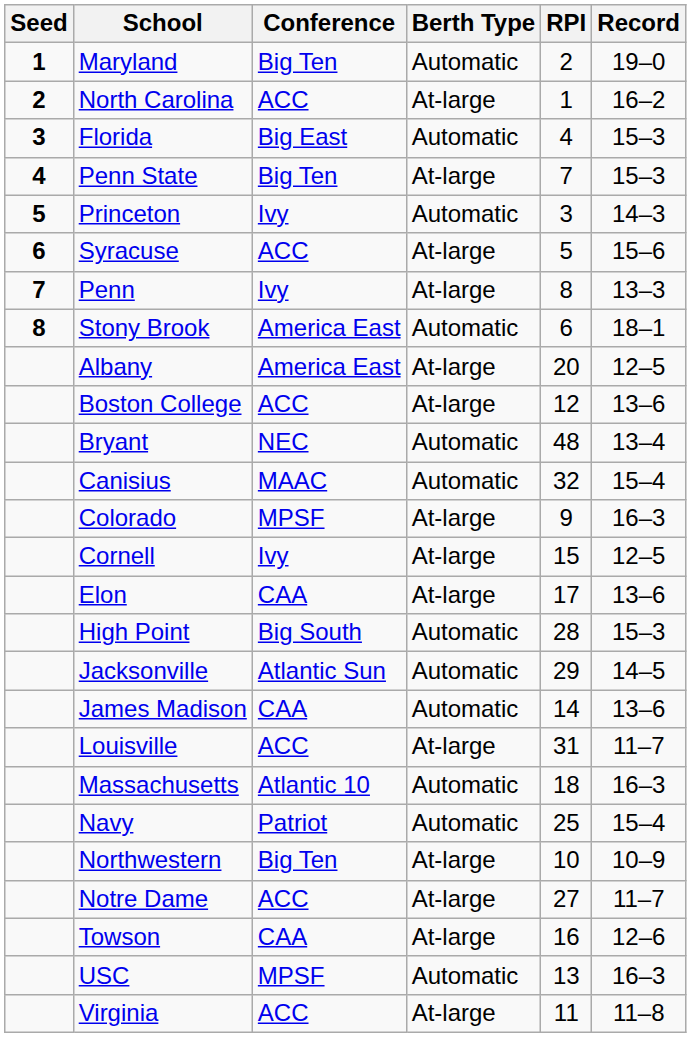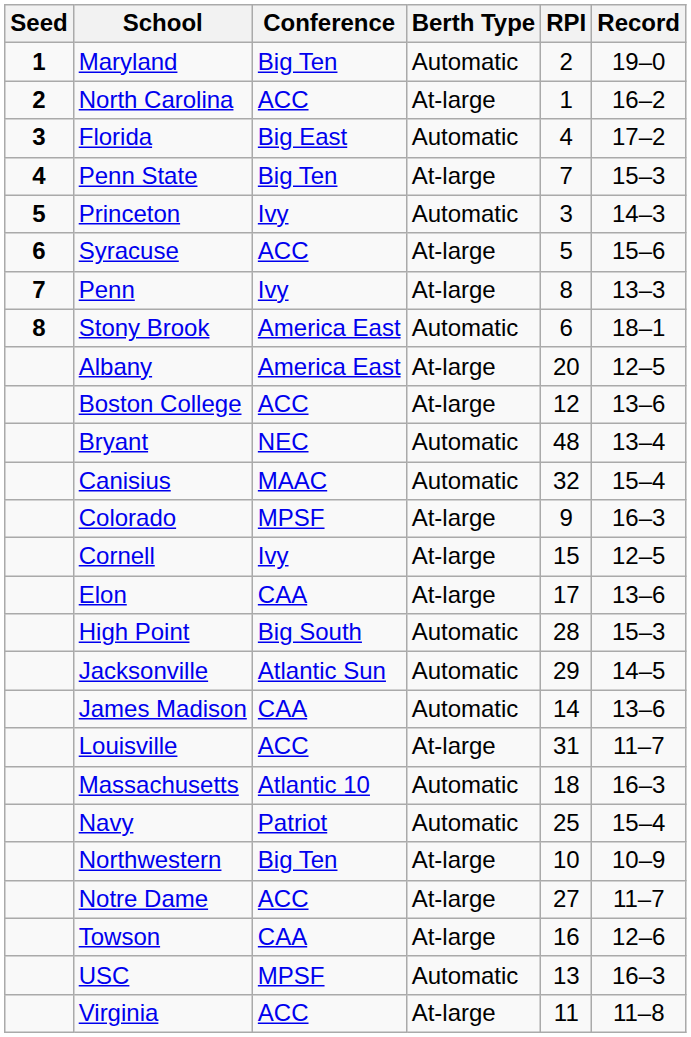(639, 137) 15–3 -> (639, 137) 17–2
